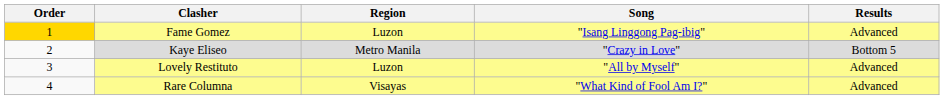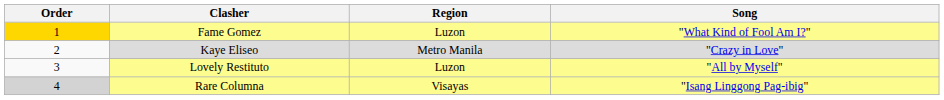- column: (874, 13)
(641, 31) "Isang Linggong Pag-ibig" -> (745, 31) "What Kind of Fool Am I?"
(50, 86) no background -> (57, 86) lightgrey background
(641, 86) "What Kind of Fool Am I?" -> (745, 86) "Isang Linggong Pag-ibig"
